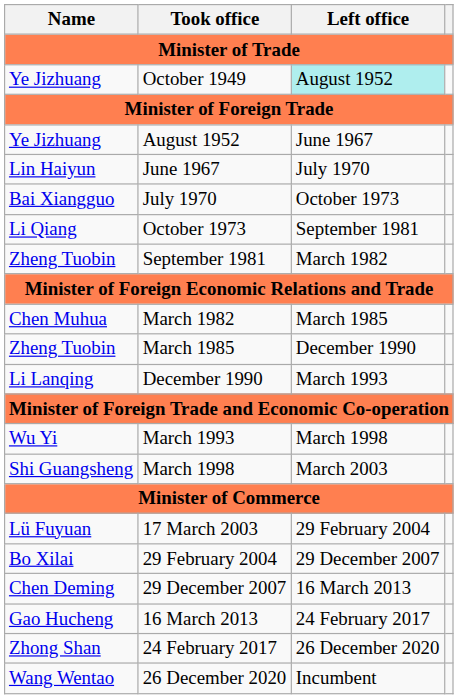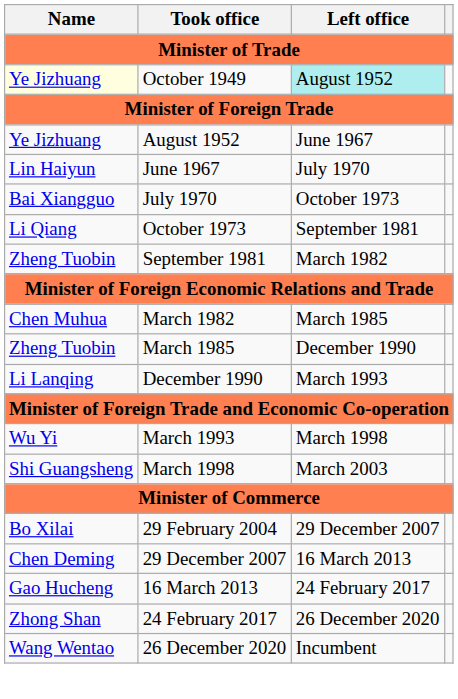(55, 79) no background -> (55, 79) lightyellow background
- row: (200, 528)
